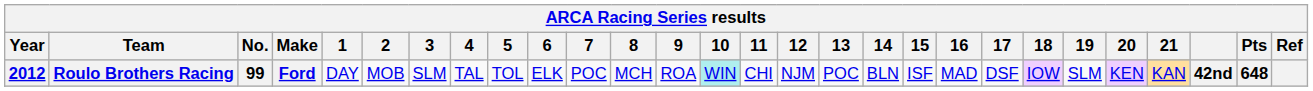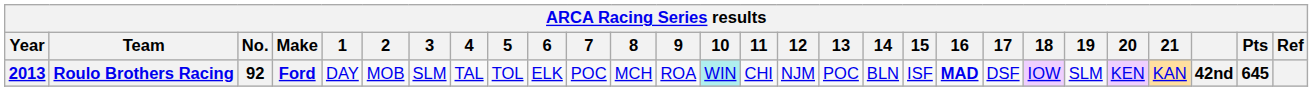(27, 73) 2012 -> (27, 73) 2013
(255, 73) 99 -> (255, 73) 92
(959, 73) normal -> (960, 73) bold
(1254, 73) 648 -> (1255, 73) 645
